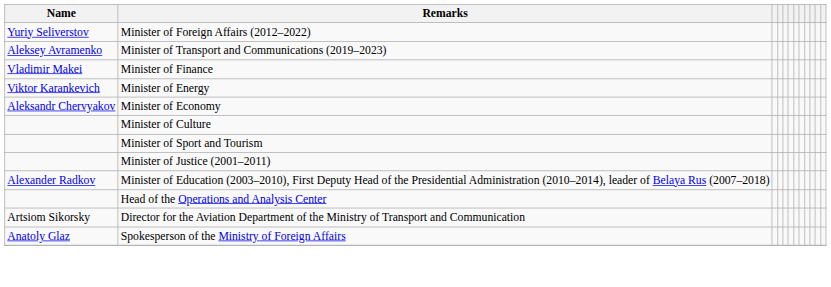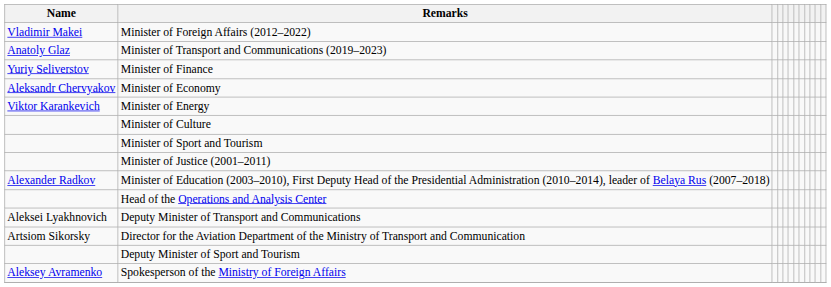(48, 32) Yuriy Seliverstov -> (45, 32) Vladimir Makei
(55, 50) Aleksey Avramenko -> (39, 50) Anatoly Glaz
(45, 69) Vladimir Makei -> (48, 69) Yuriy Seliverstov
rows swapped: (171, 106) <-> (165, 87)
+ row: (241, 217)
+ row: (210, 254)
(39, 236) Anatoly Glaz -> (55, 273) Aleksey Avramenko
